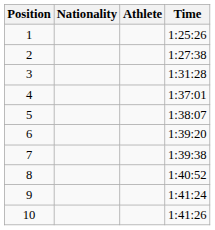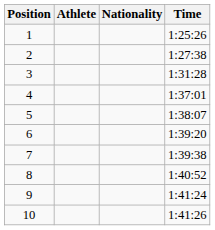columns swapped: (143, 14) <-> (87, 14)
